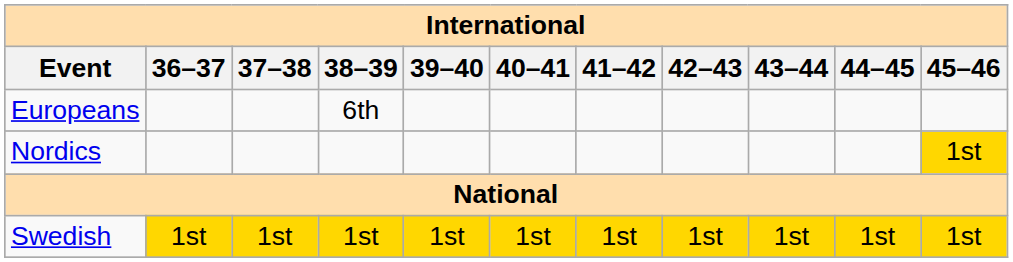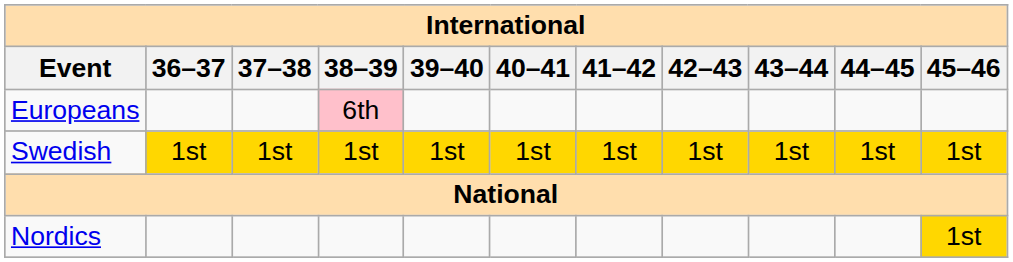(361, 109) no background -> (361, 109) pink background
rows swapped: (56, 151) <-> (61, 236)
